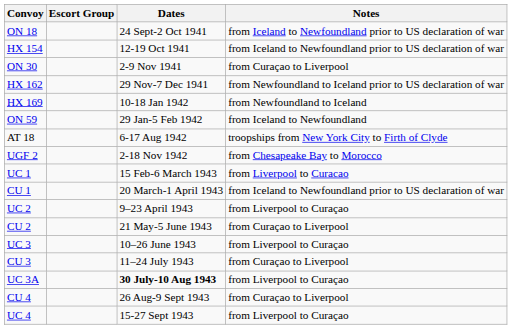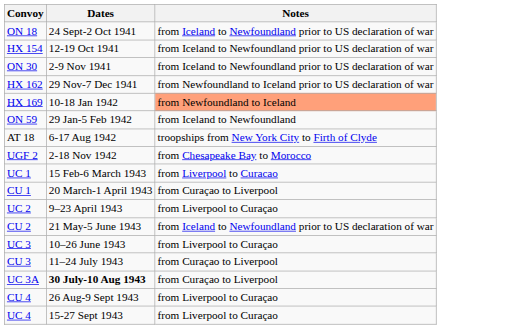- column: (82, 13)
(288, 66) from Curaçao to Liverpool -> (295, 66) from Iceland to Newfoundland prior to US declaration of war
(297, 102) no background -> (227, 102) lightsalmon background
(366, 191) from Iceland to Newfoundland prior to US declaration of war -> (218, 191) from Curaçao to Liverpool
(288, 226) from Curaçao to Liverpool -> (296, 226) from Iceland to Newfoundland prior to US declaration of war
(288, 279) from Liverpool to Curaçao -> (218, 279) from Curaçao to Liverpool
(288, 297) from Curaçao to Liverpool -> (218, 297) from Liverpool to Curaçao
